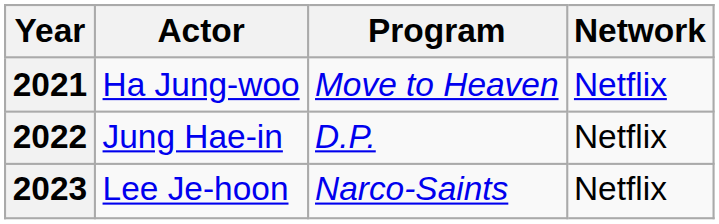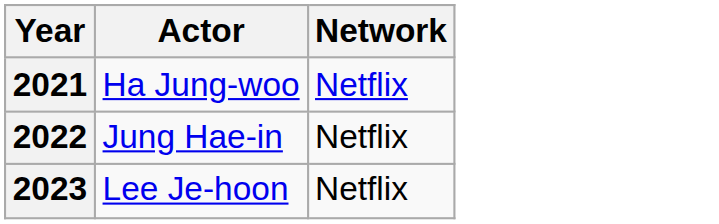- column: (437, 31)
